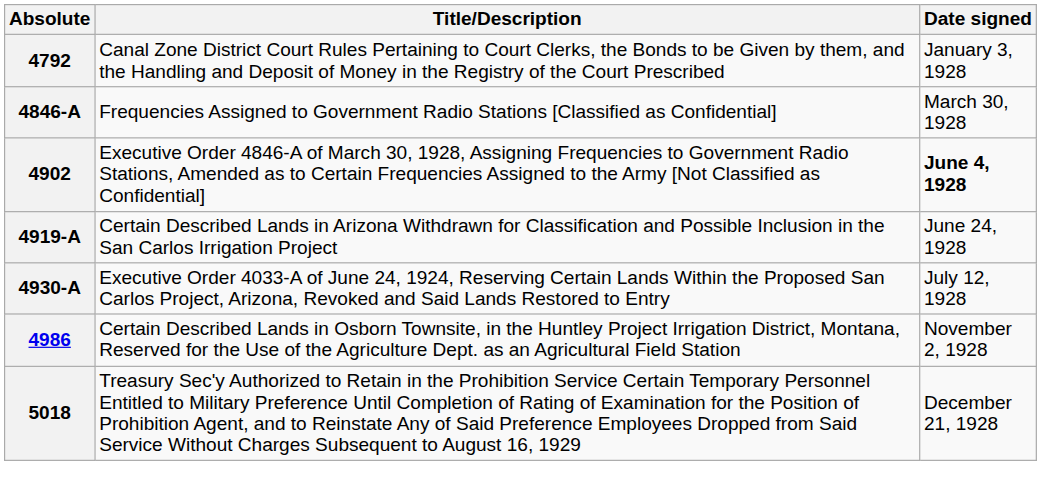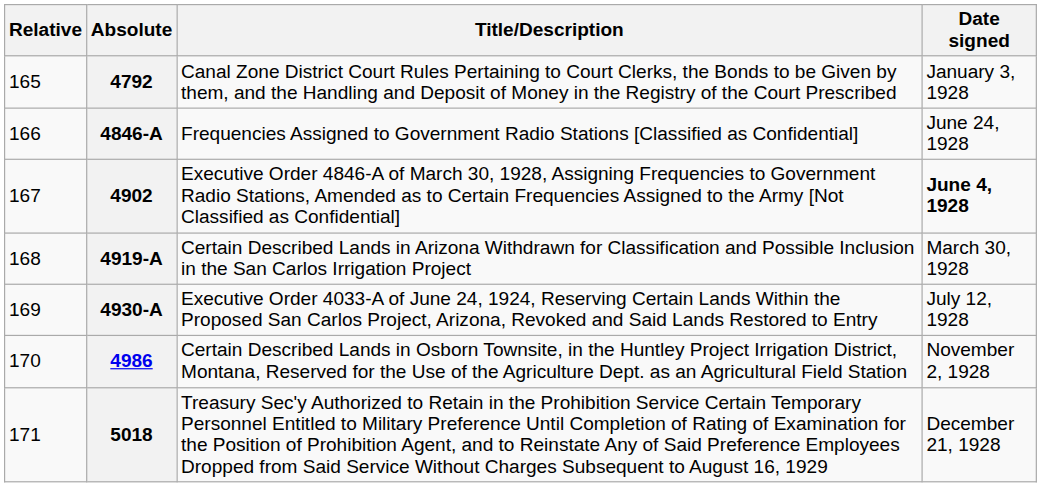+ column: (46, 30)
(966, 112) March 30, 1928 -> (963, 133) June 24, 1928
(961, 236) June 24, 1928 -> (969, 258) March 30, 1928
